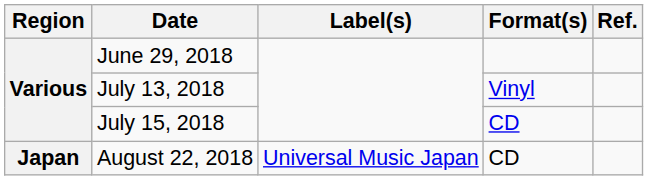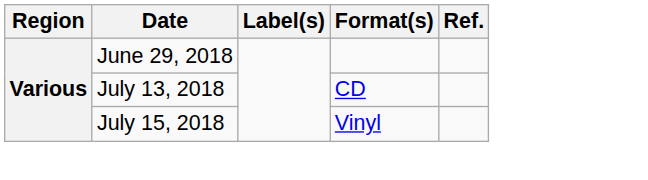(512, 89) Vinyl -> (350, 89) CD
(504, 123) CD -> (358, 123) Vinyl
- row: (175, 157)
